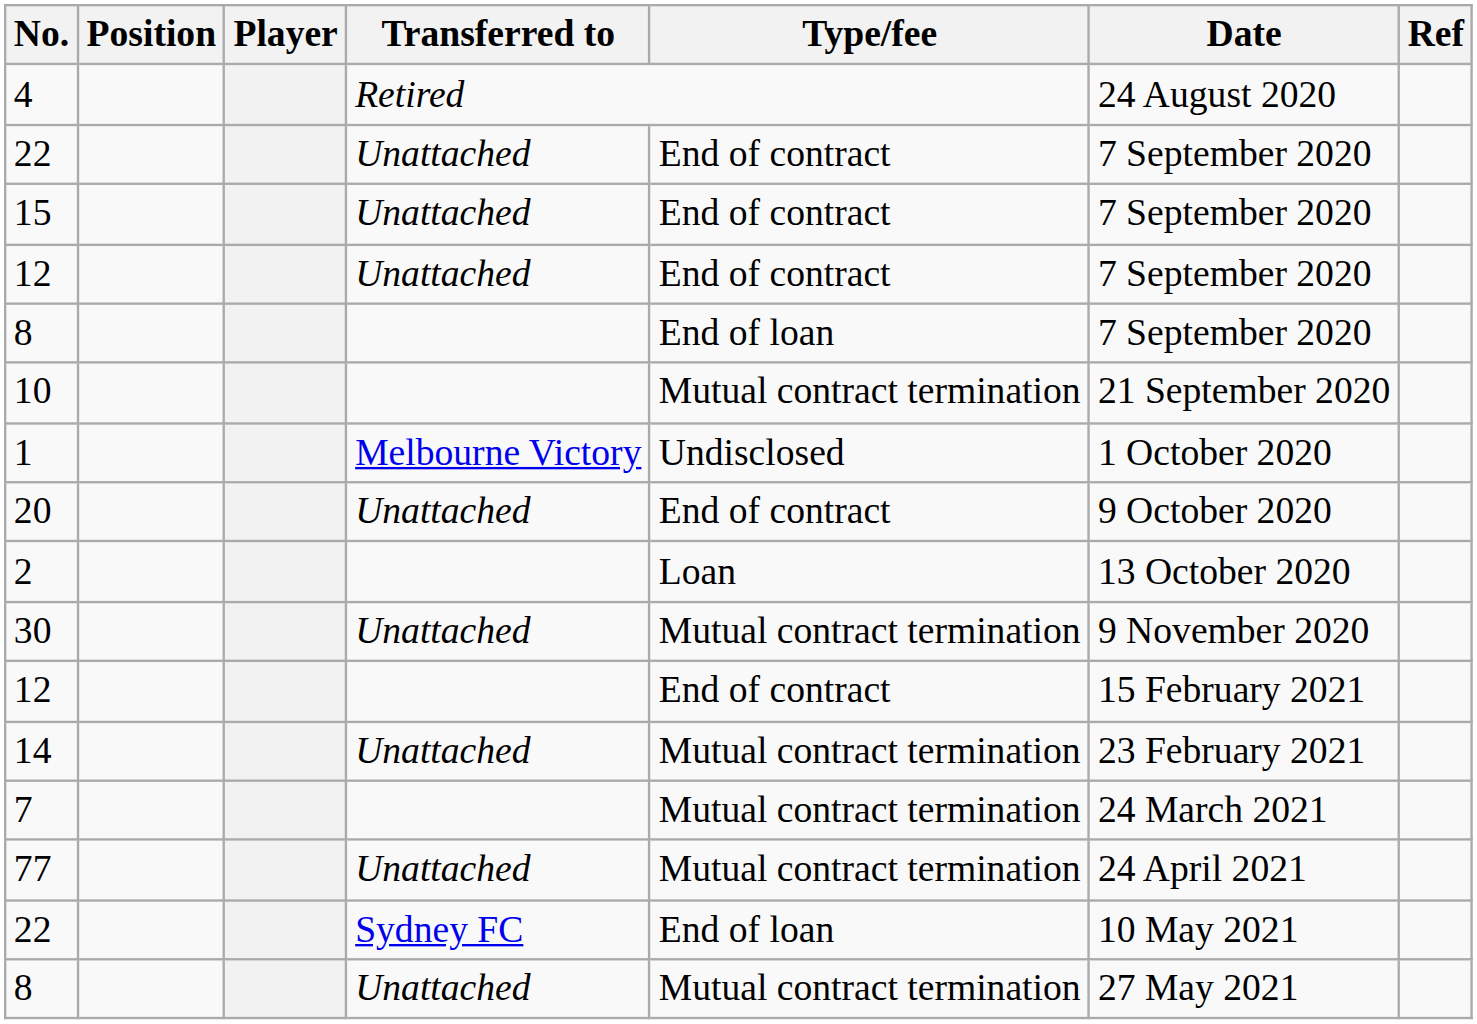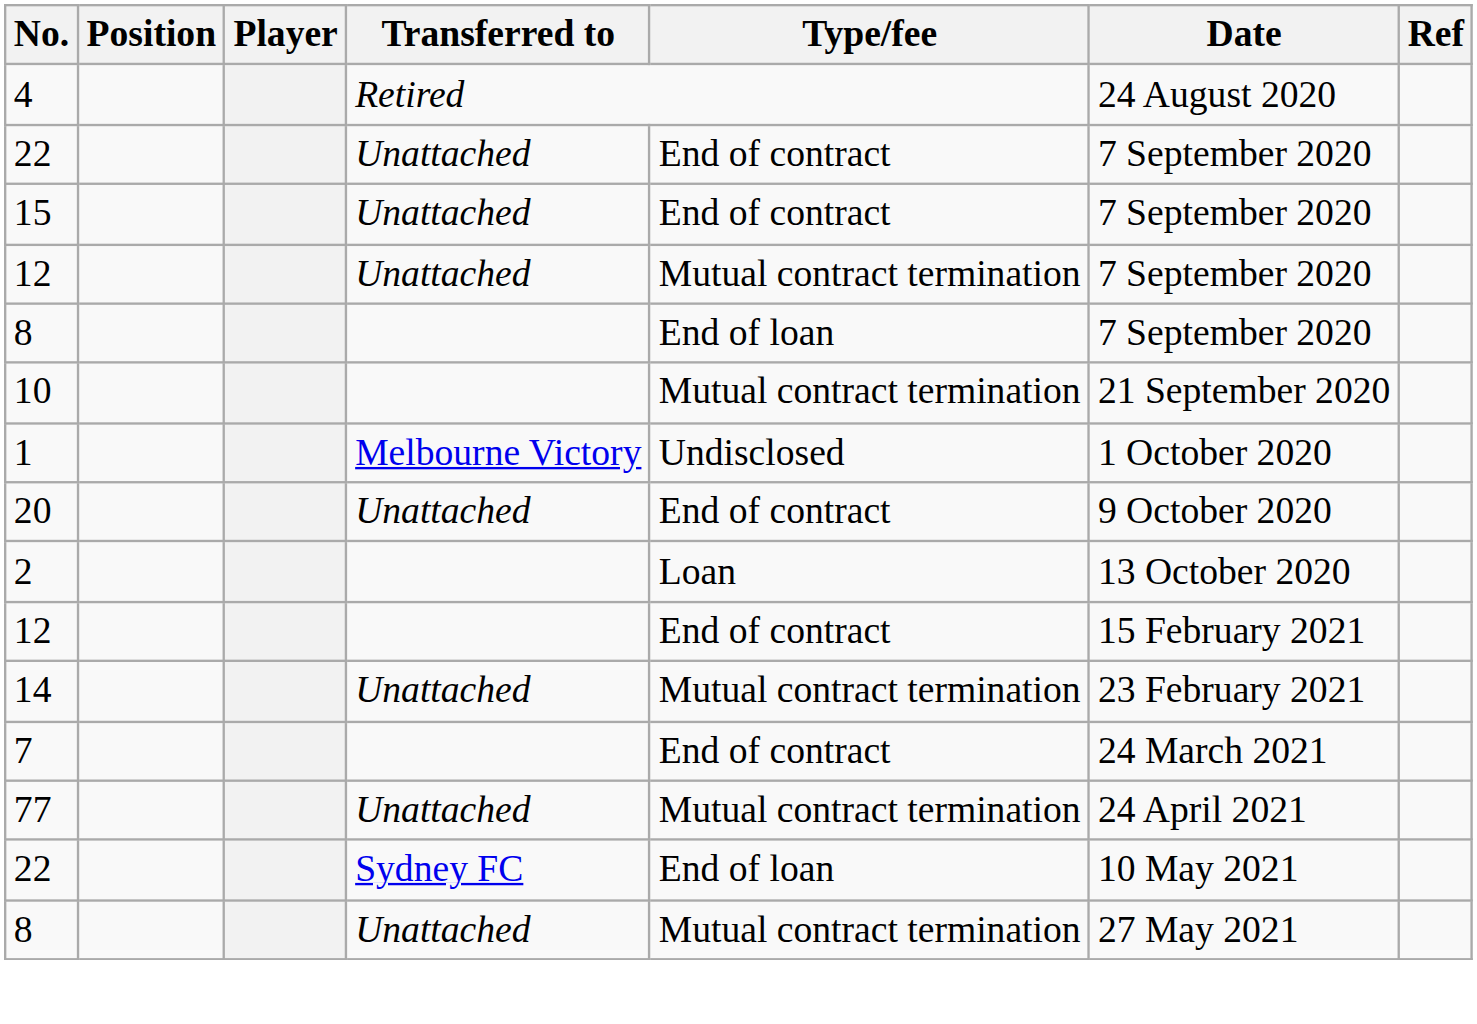(775, 272) End of contract -> (870, 272) Mutual contract termination
- row: (33, 630)
(870, 809) Mutual contract termination -> (775, 749) End of contract
